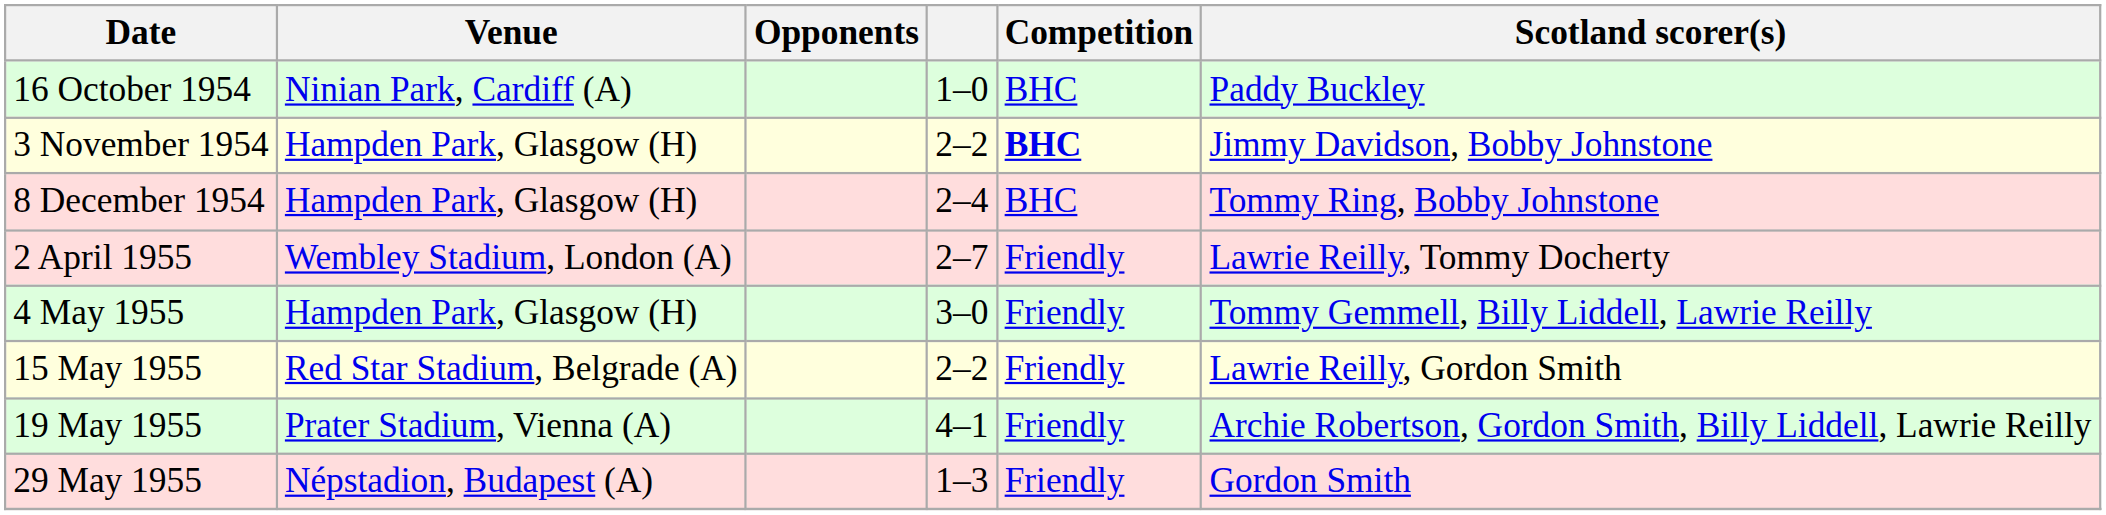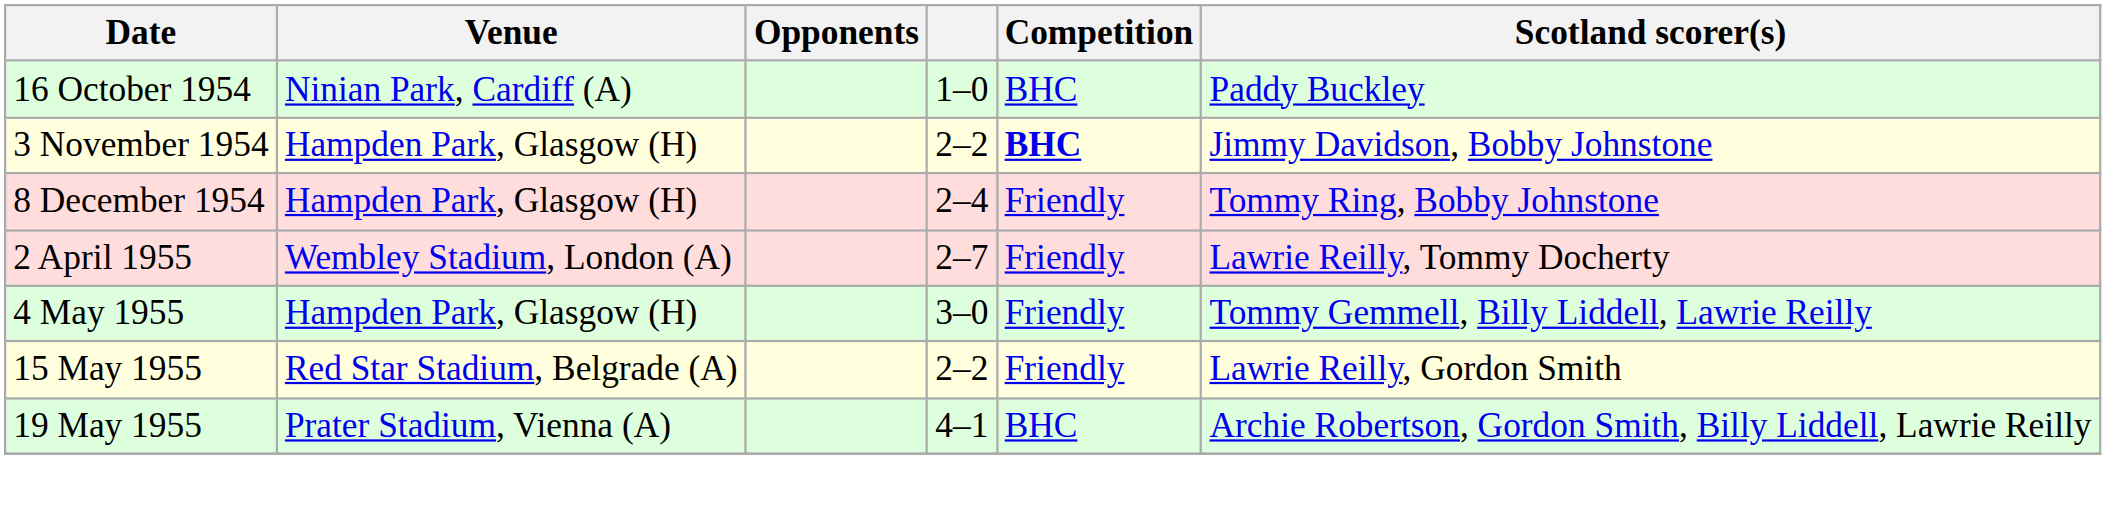(1041, 200) BHC -> (1065, 200) Friendly
(1065, 425) Friendly -> (1041, 425) BHC
- row: (108, 481)
